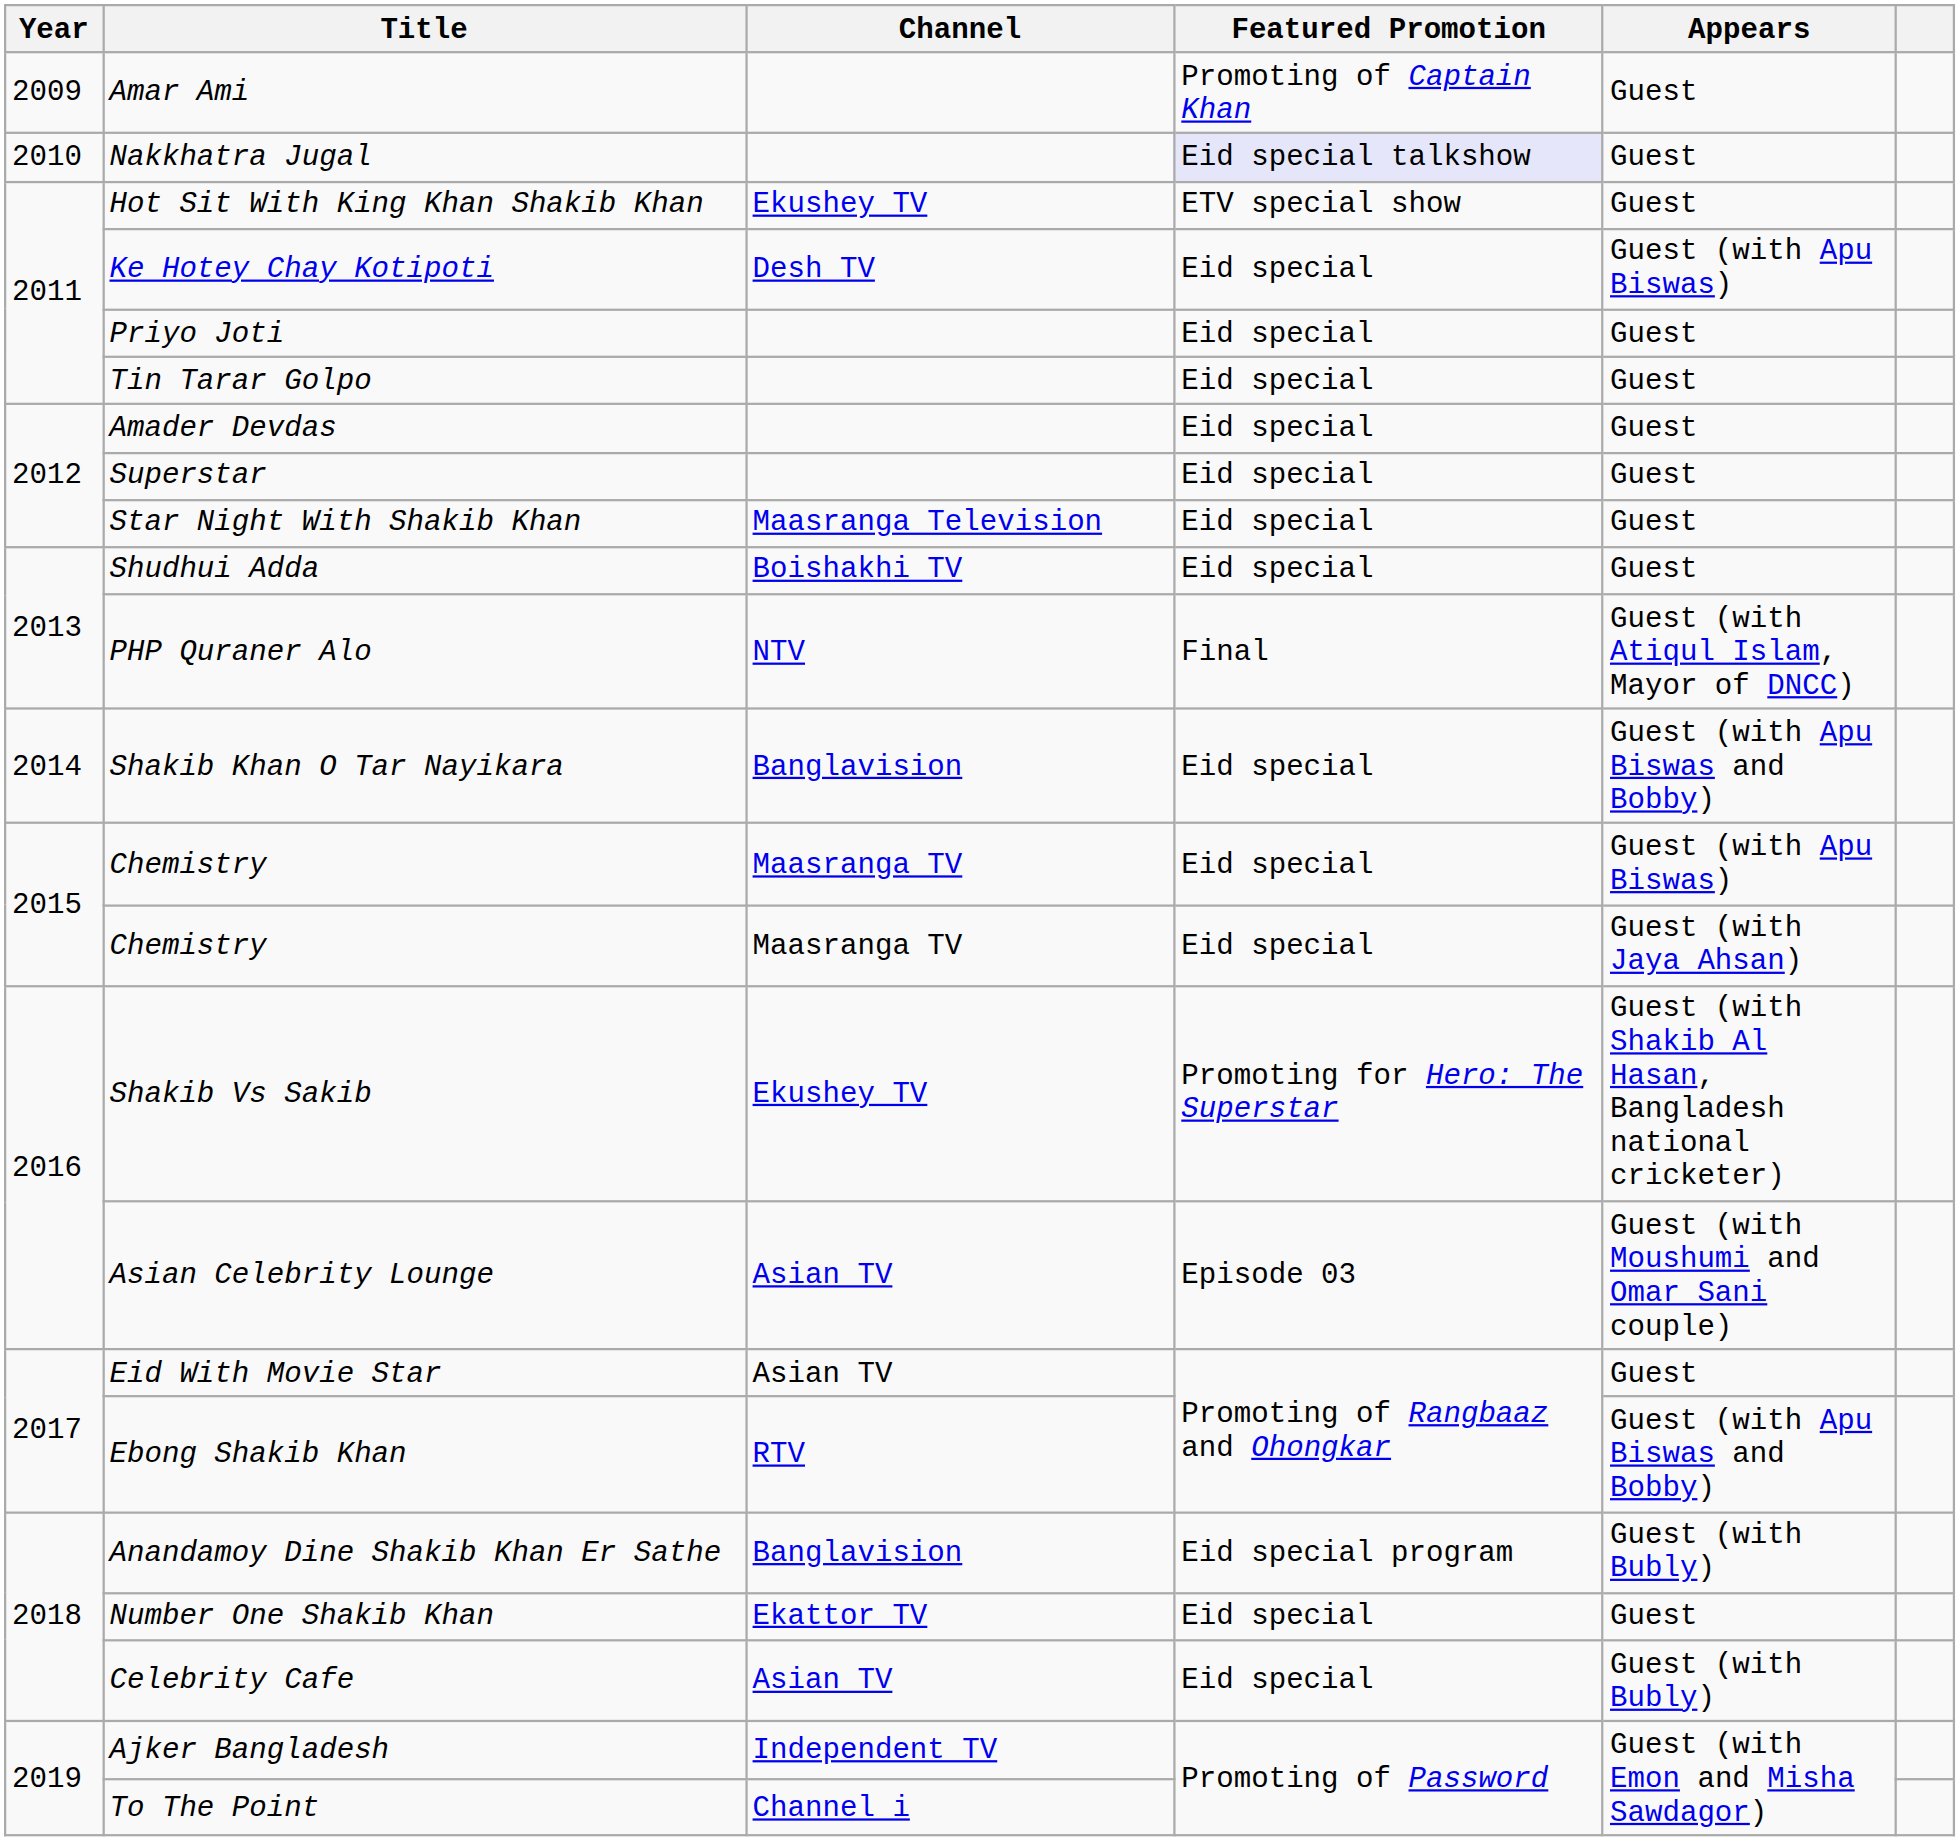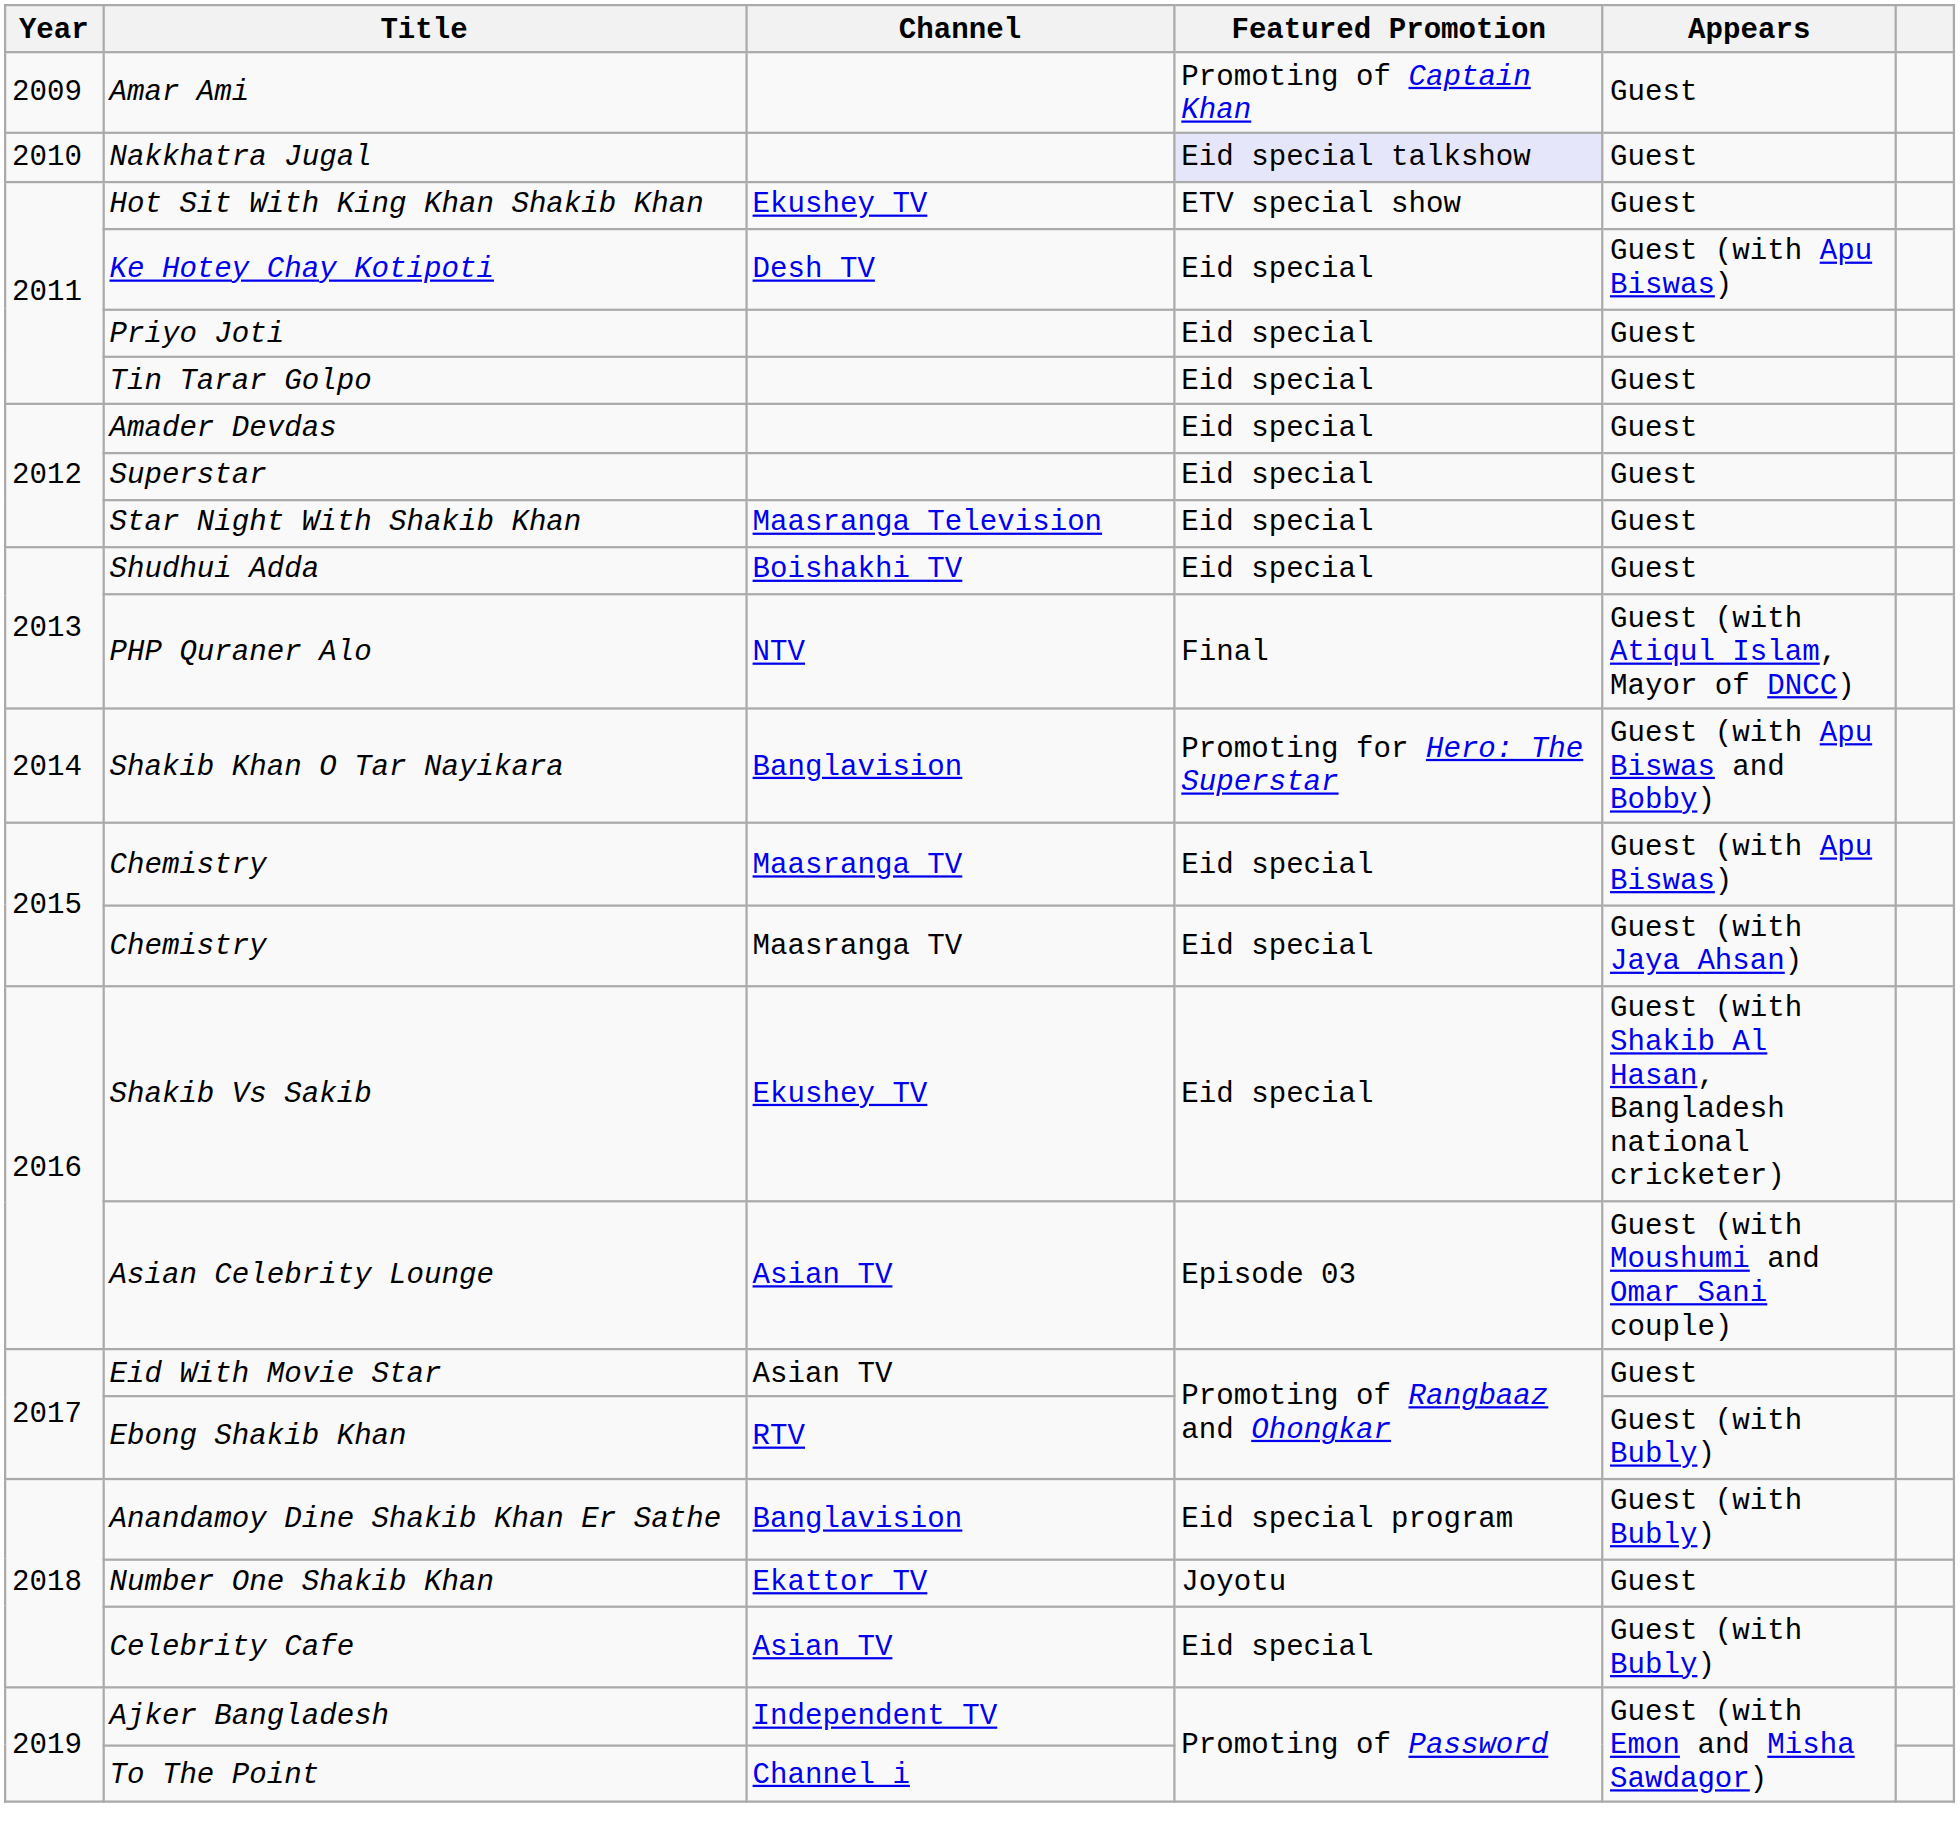(1277, 766) Eid special -> (1382, 766) Promoting for Hero: The Superstar
(1382, 1094) Promoting for Hero: The Superstar -> (1277, 1094) Eid special
(1741, 1454) Guest (with Apu Biswas and Bobby) -> (1706, 1438) Guest (with Bubly)
(1277, 1616) Eid special -> (1234, 1583) Joyotu
